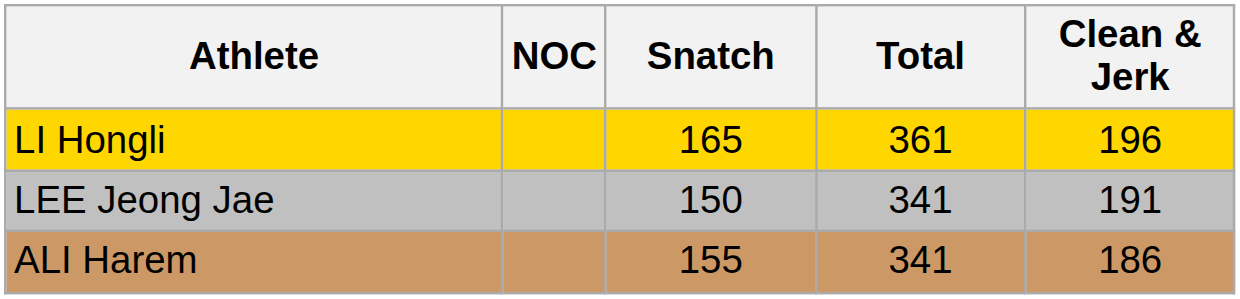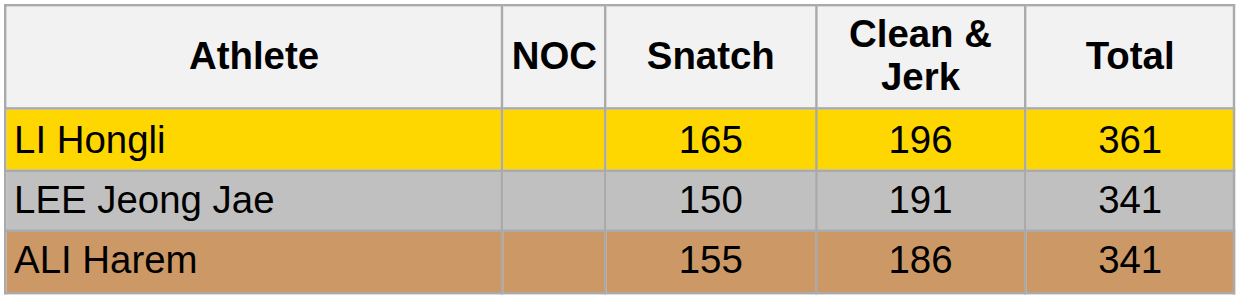columns swapped: (1130, 56) <-> (921, 56)
